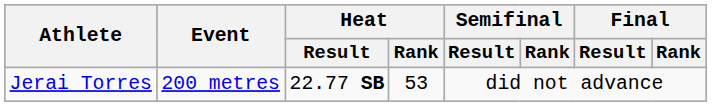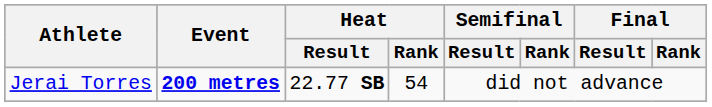(221, 84) normal -> (221, 84) bold
(416, 84) 53 -> (416, 84) 54
